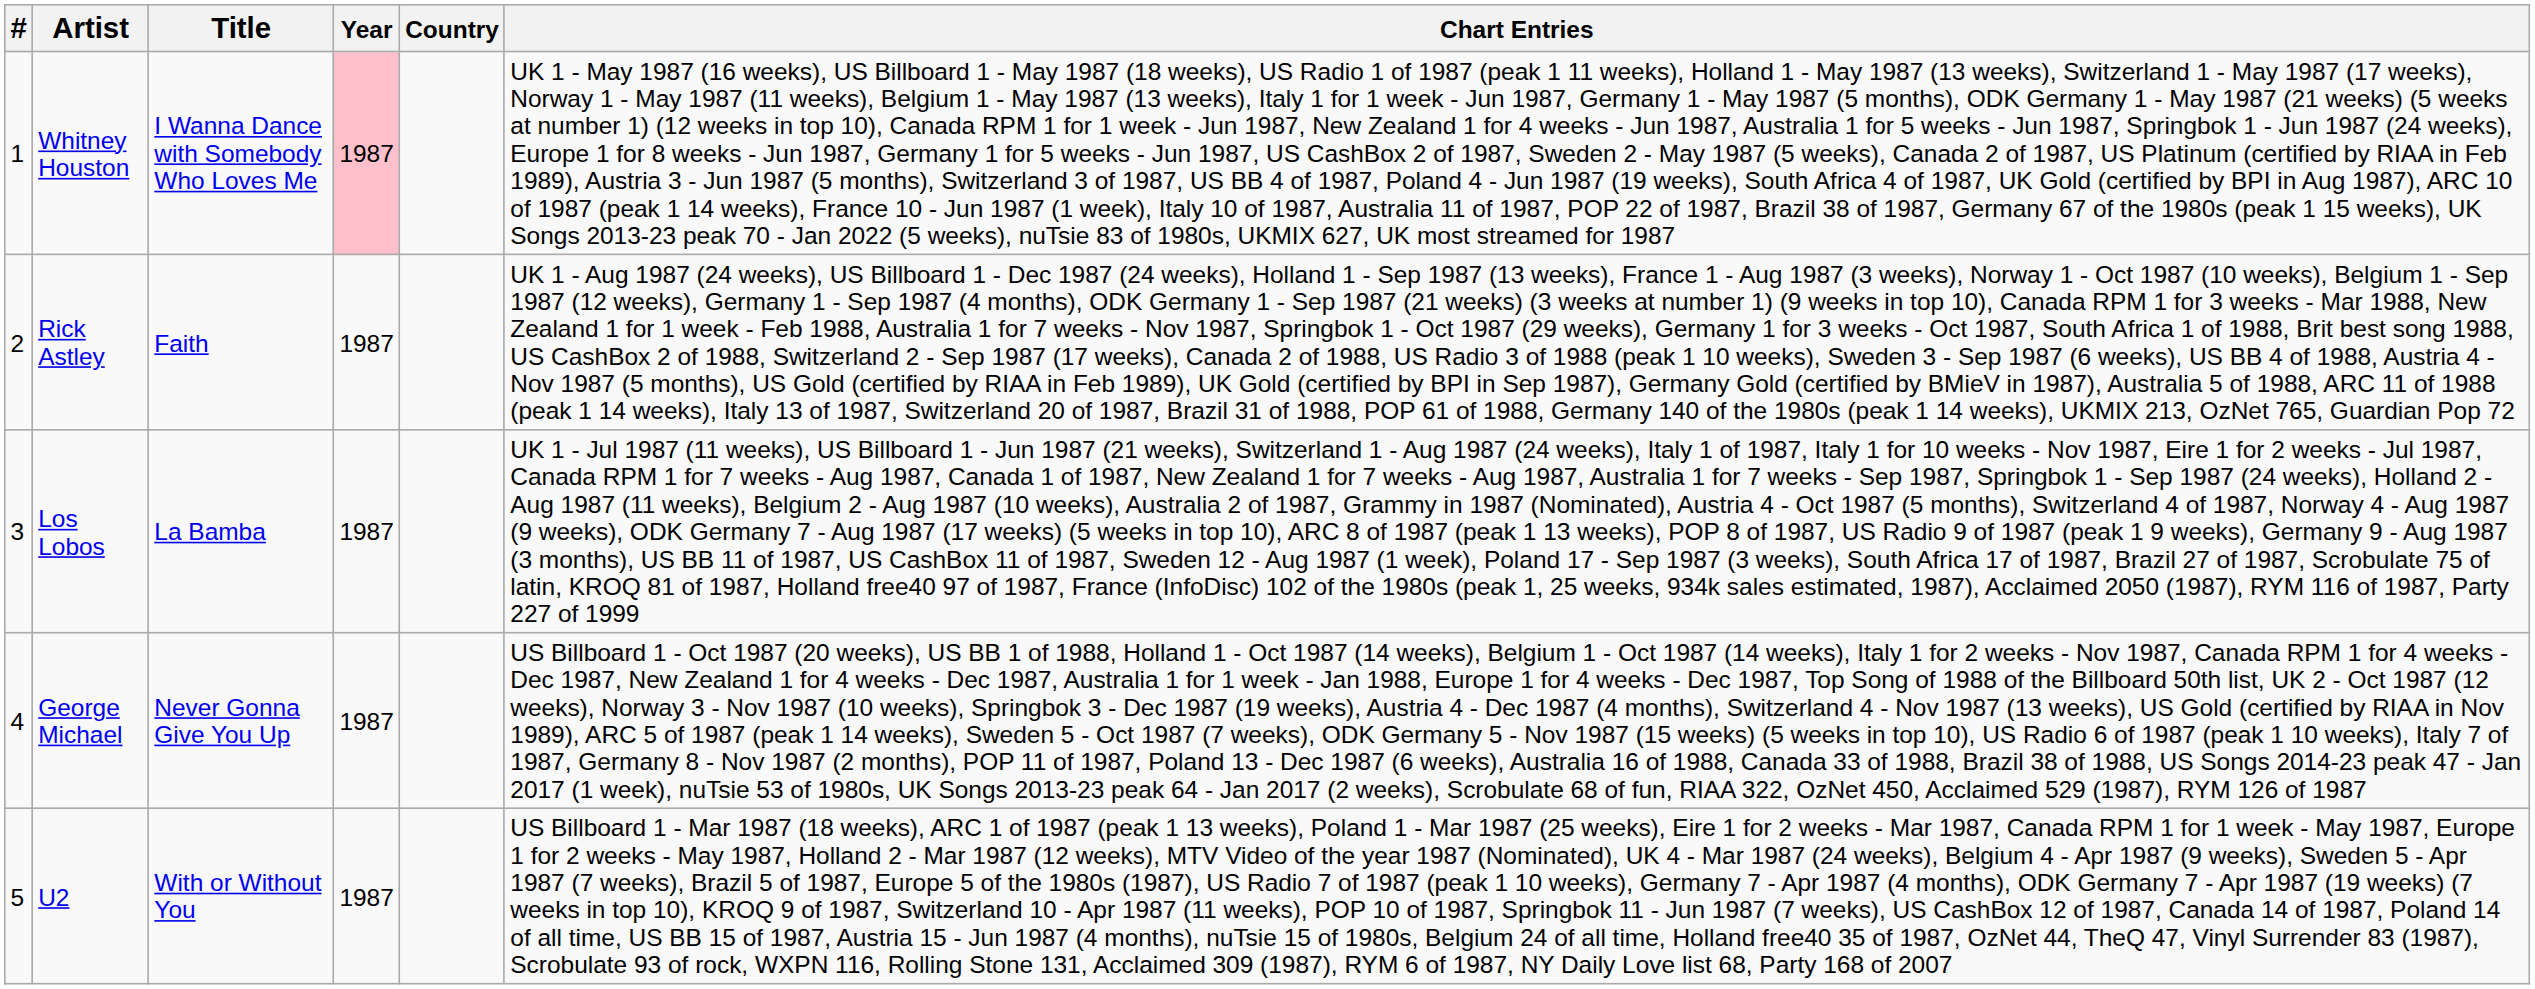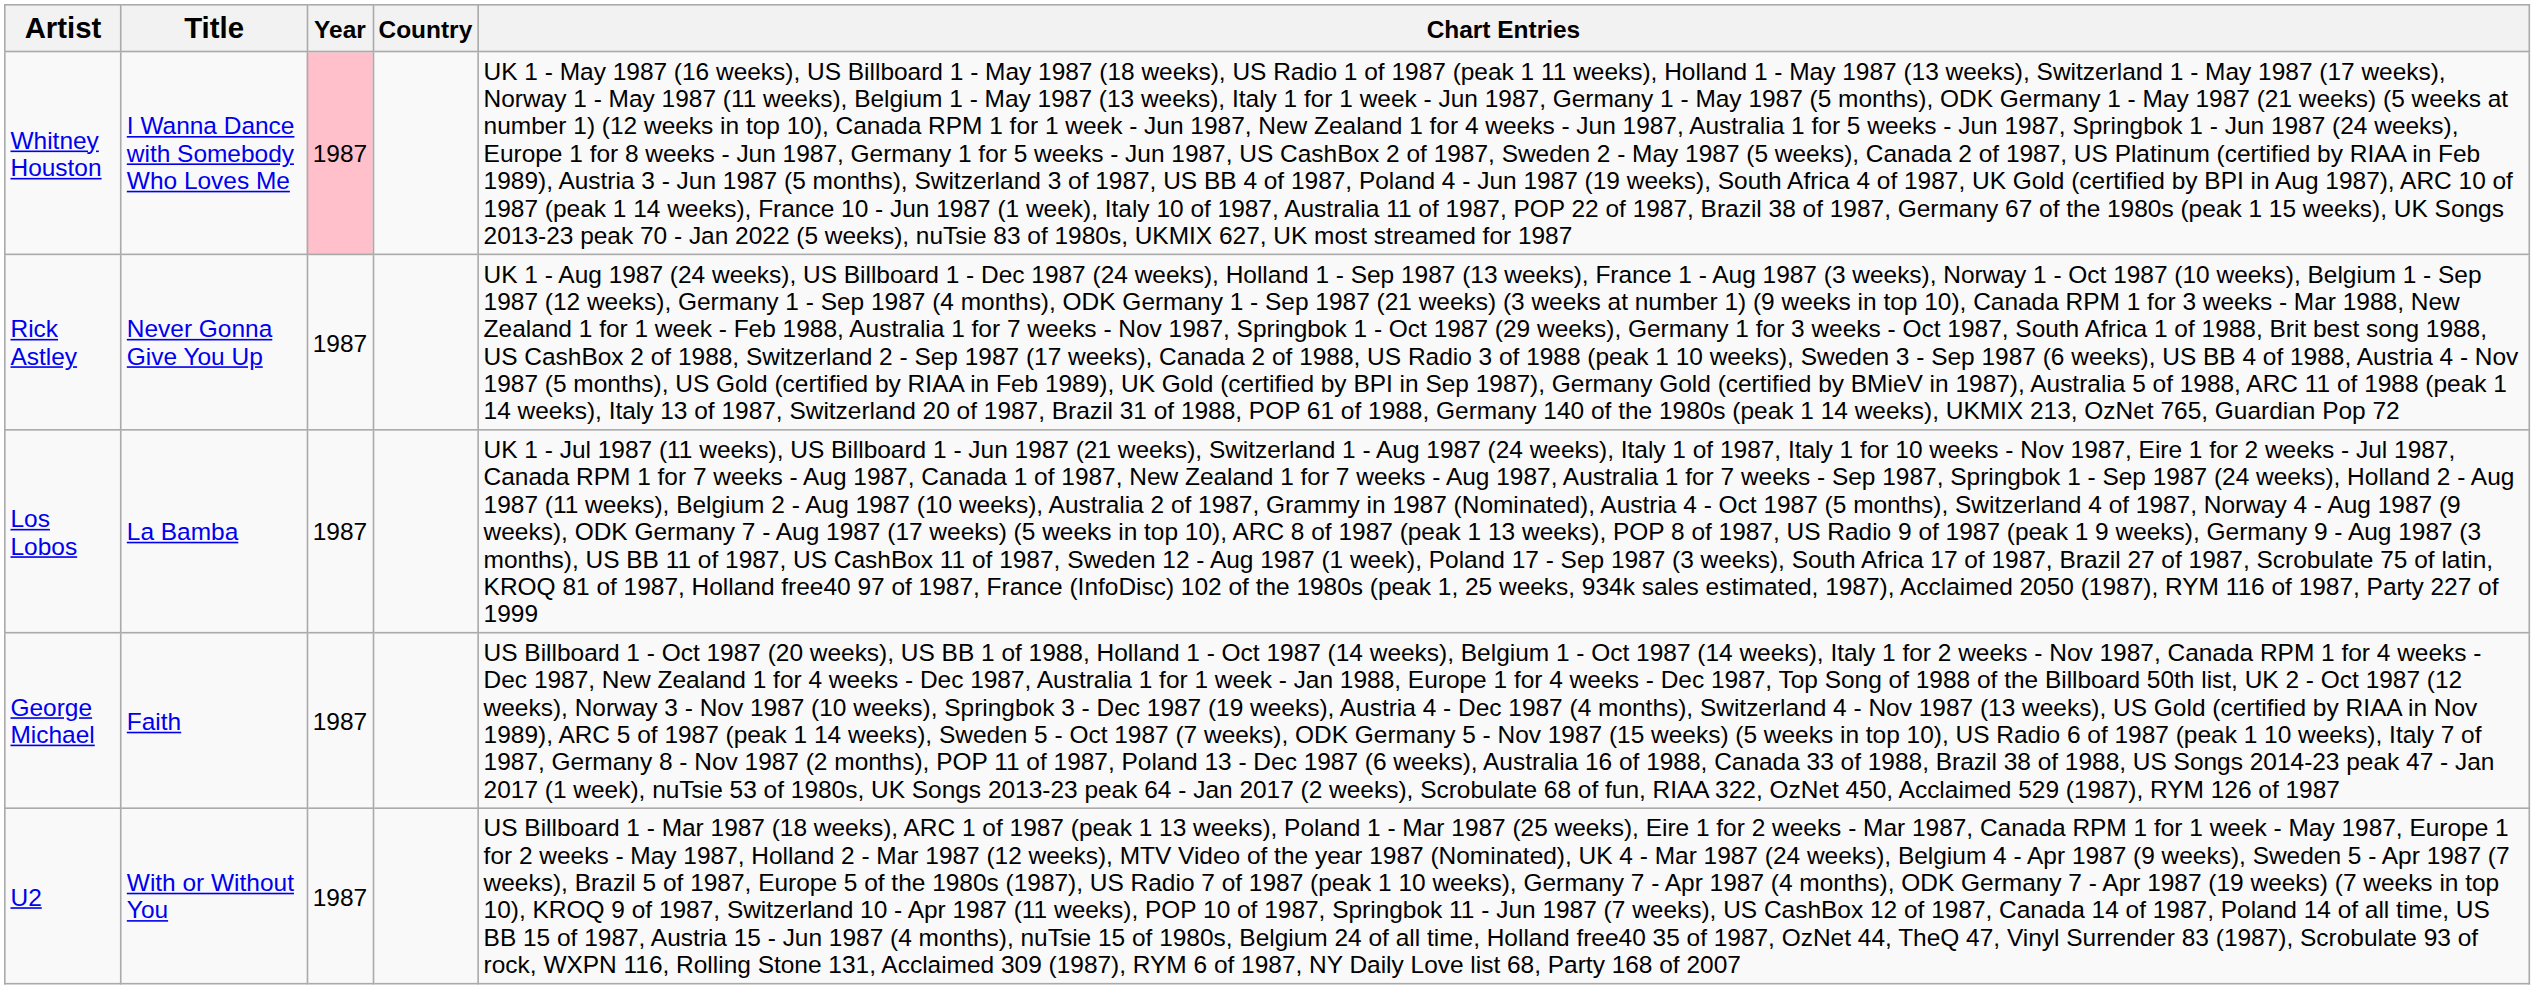- column: (19, 28)
(182, 343) Faith -> (200, 343) Never Gonna Give You Up
(227, 721) Never Gonna Give You Up -> (154, 721) Faith
